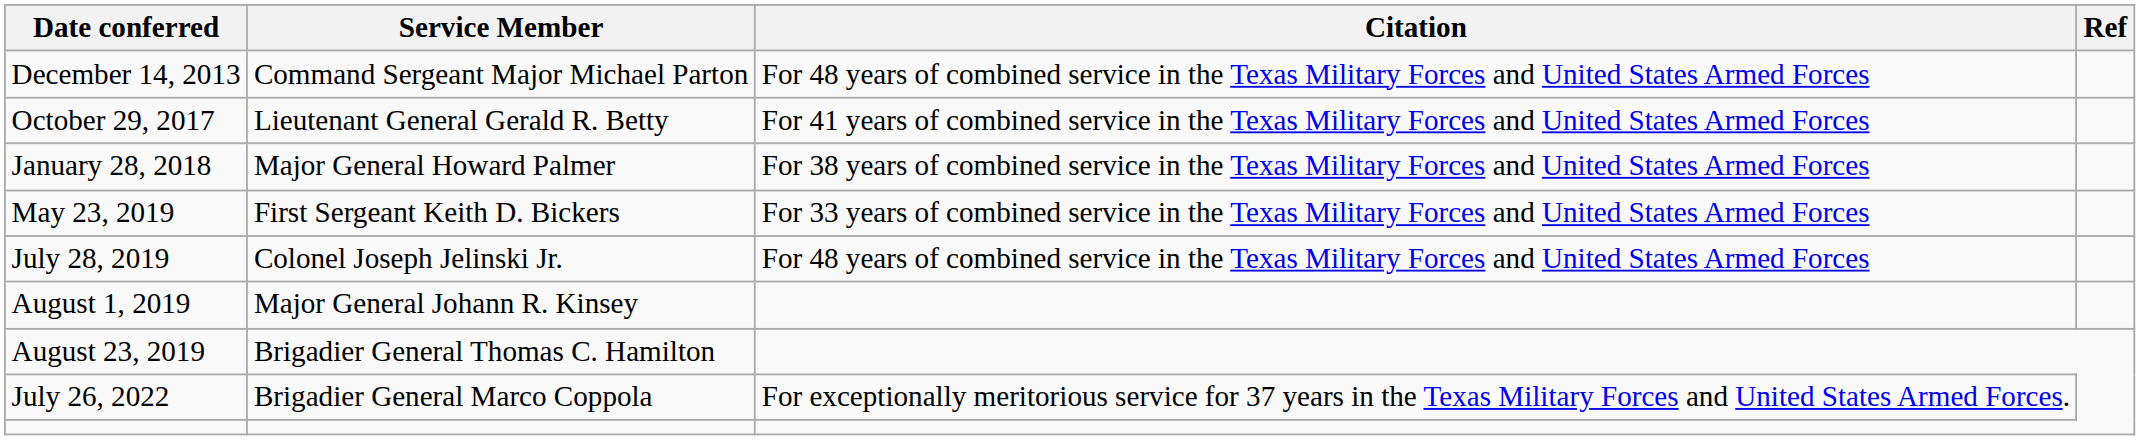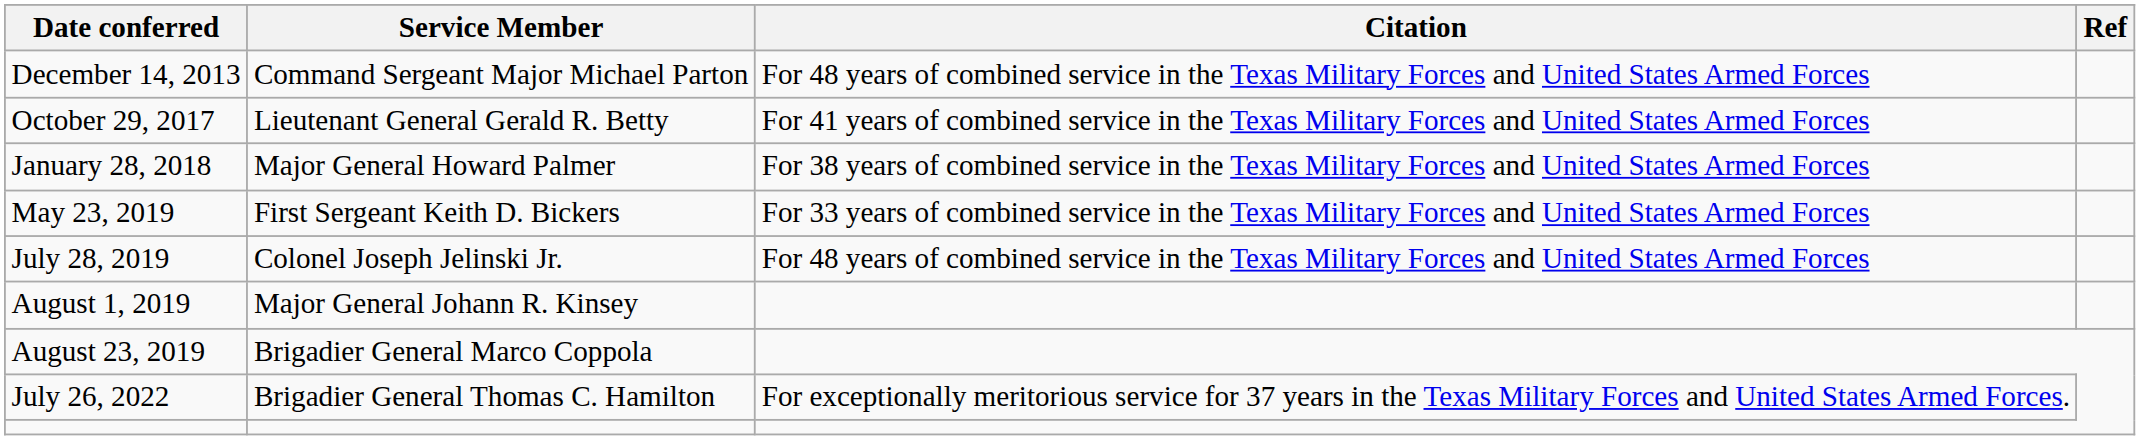(484, 350) Brigadier General Thomas C. Hamilton -> (453, 350) Brigadier General Marco Coppola
(453, 397) Brigadier General Marco Coppola -> (484, 397) Brigadier General Thomas C. Hamilton
